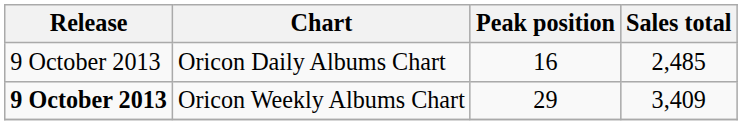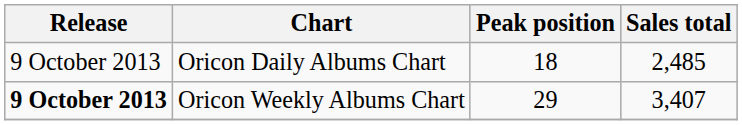(545, 61) 16 -> (545, 61) 18
(679, 100) 3,409 -> (679, 100) 3,407
